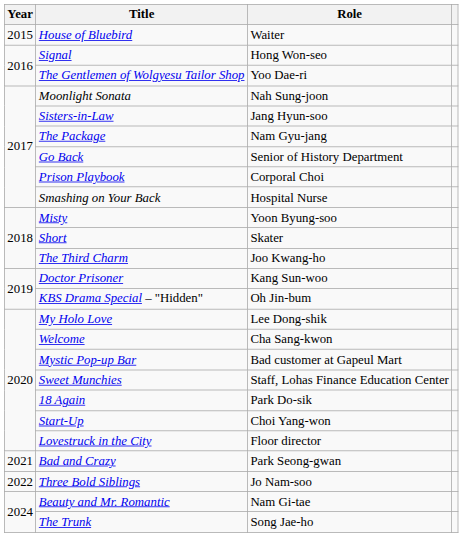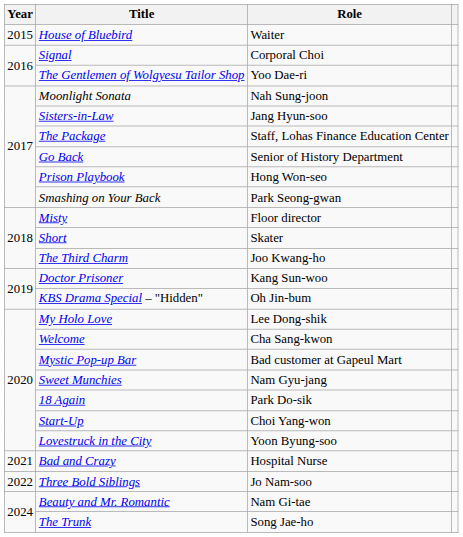(289, 55) Hong Won-seo -> (287, 55) Corporal Choi
(289, 136) Nam Gyu-jang -> (350, 136) Staff, Lohas Finance Education Center
(287, 177) Corporal Choi -> (289, 177) Hong Won-seo
(289, 197) Hospital Nurse -> (296, 197) Park Seong-gwan
(294, 217) Yoon Byung-soo -> (286, 217) Floor director
(350, 380) Staff, Lohas Finance Education Center -> (289, 380) Nam Gyu-jang
(286, 440) Floor director -> (294, 440) Yoon Byung-soo
(296, 461) Park Seong-gwan -> (289, 461) Hospital Nurse
